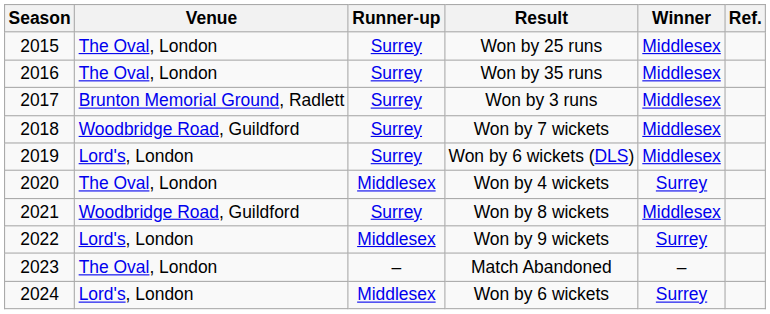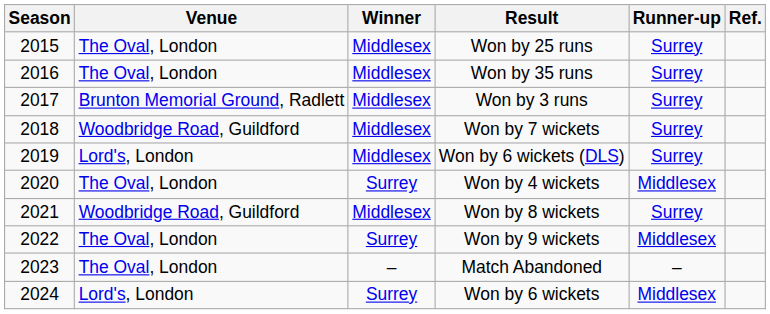columns swapped: (682, 18) <-> (396, 18)
(136, 239) Lord's, London -> (148, 239) The Oval, London
